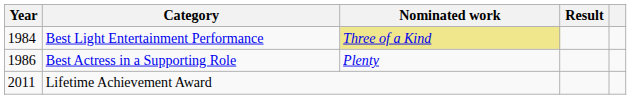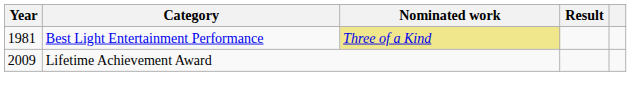(22, 37) 1984 -> (22, 37) 1981
- row: (141, 60)
(22, 82) 2011 -> (22, 60) 2009
